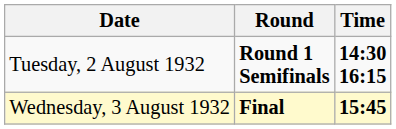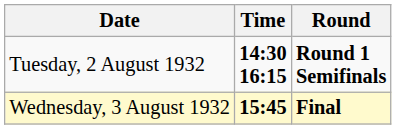columns swapped: (363, 20) <-> (284, 20)
